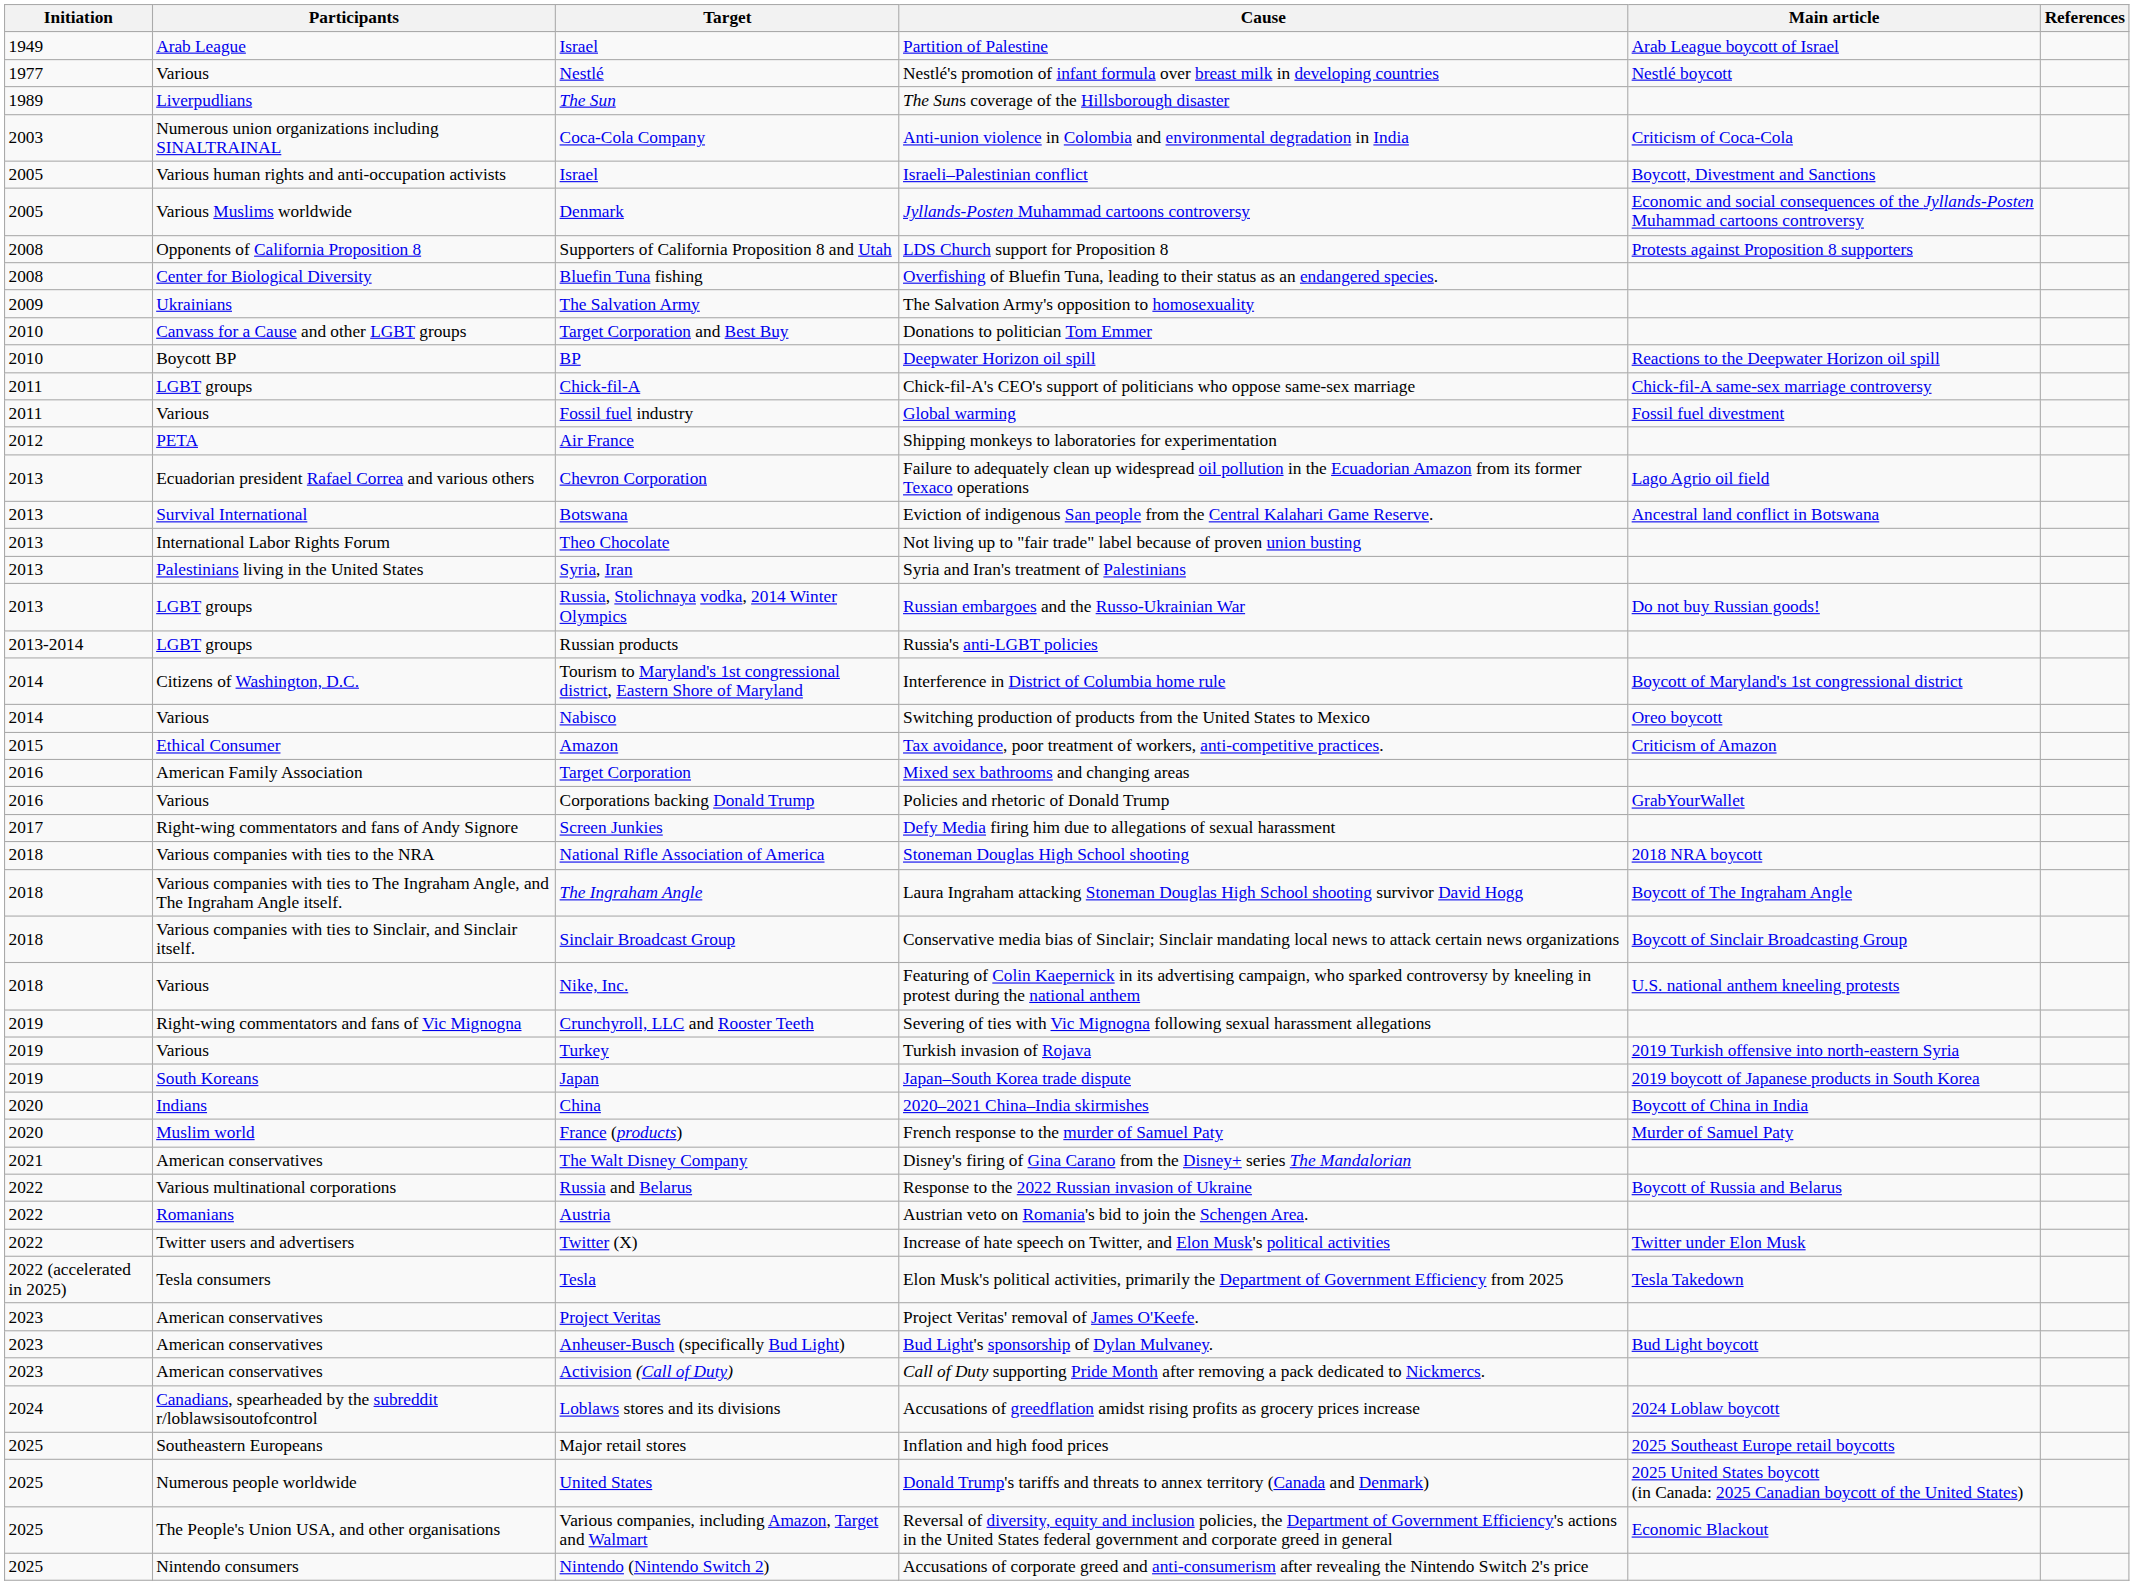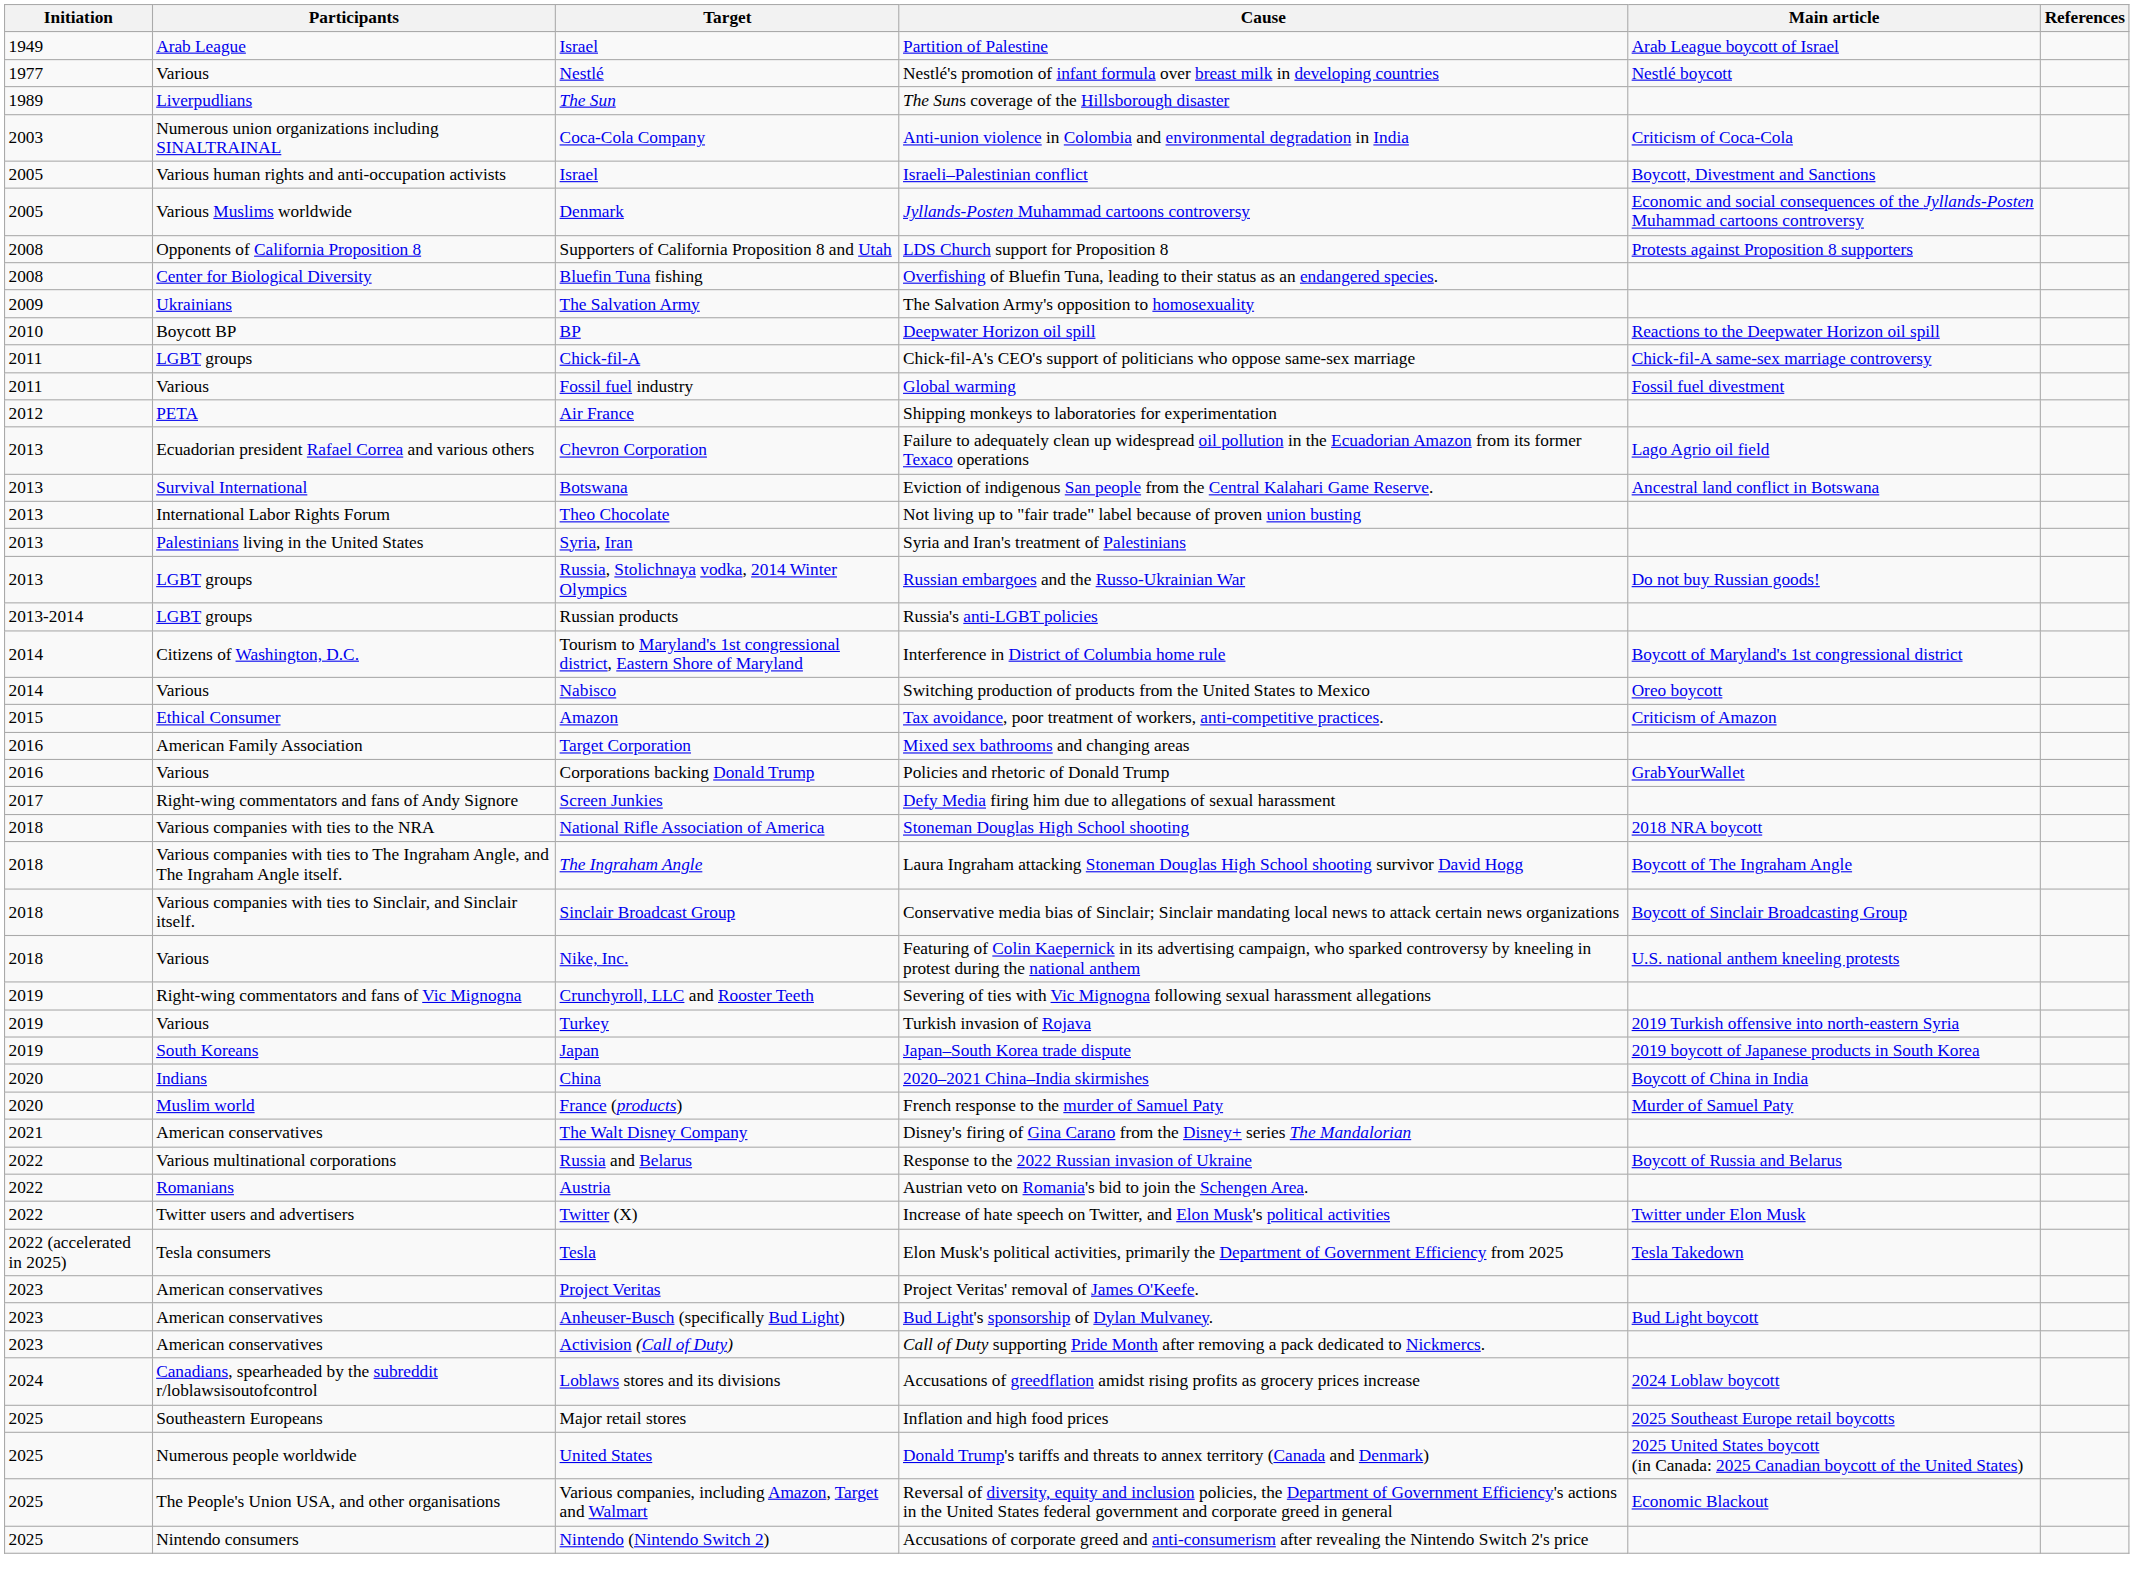- row: (1028, 331)
